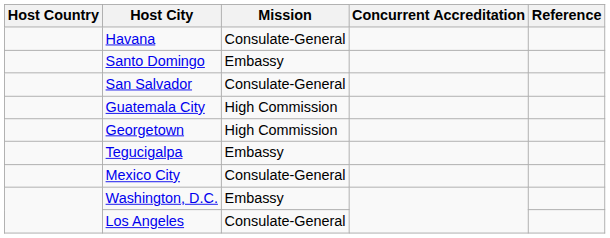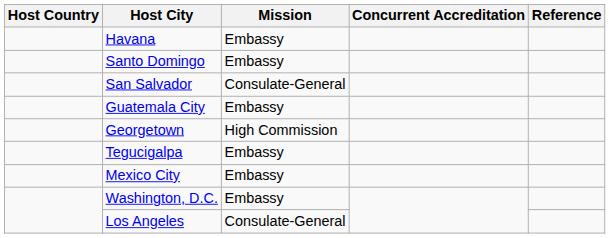(285, 38) Consulate-General -> (254, 38) Embassy
(281, 107) High Commission -> (254, 107) Embassy
(285, 175) Consulate-General -> (254, 175) Embassy
